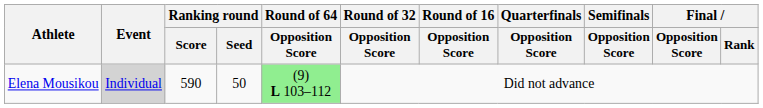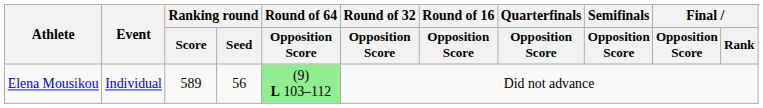(134, 84) lightgrey background -> (134, 84) no background
(191, 84) 590 -> (191, 84) 589
(239, 84) 50 -> (239, 84) 56
